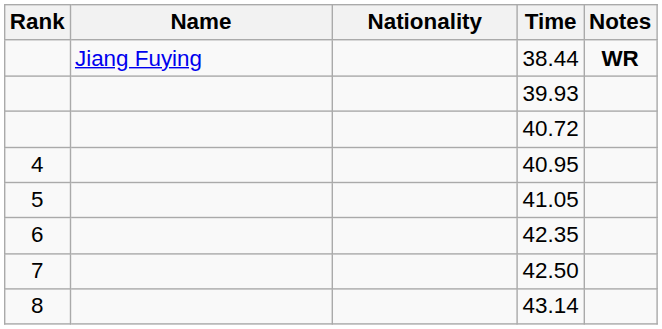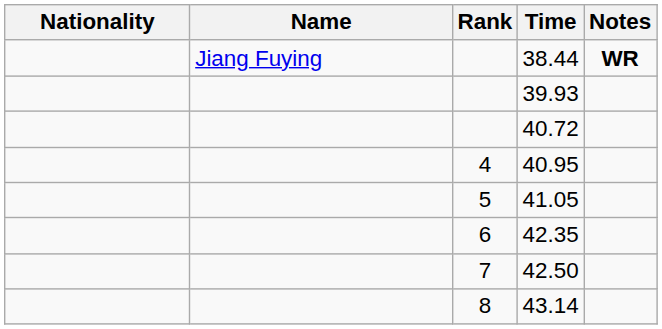columns swapped: (37, 22) <-> (425, 22)
